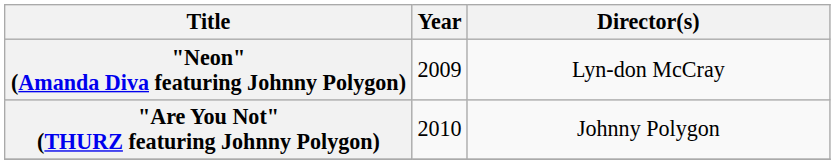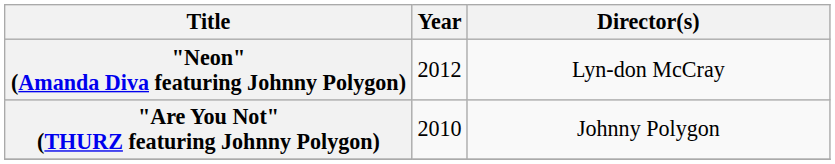(439, 69) 2009 -> (439, 69) 2012
